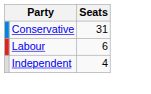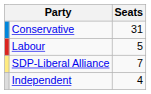(105, 47) 6 -> (140, 47) 5
+ row: (61, 64)
